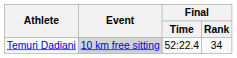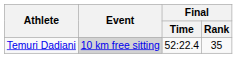(217, 46) 34 -> (217, 46) 35
